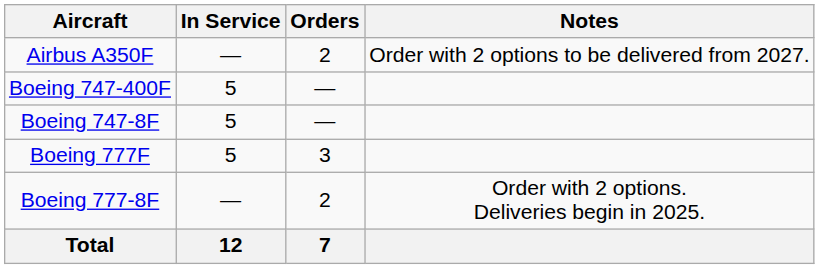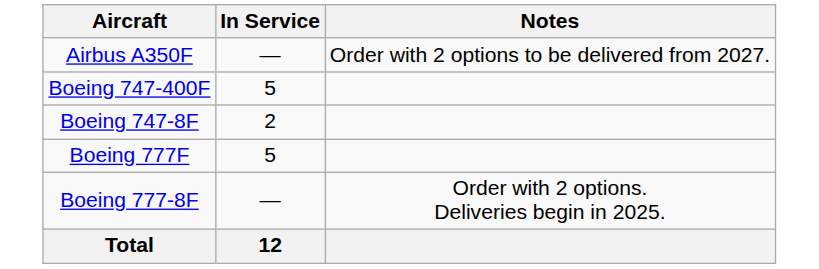- column: (325, 21)
(231, 121) 5 -> (270, 121) 2
